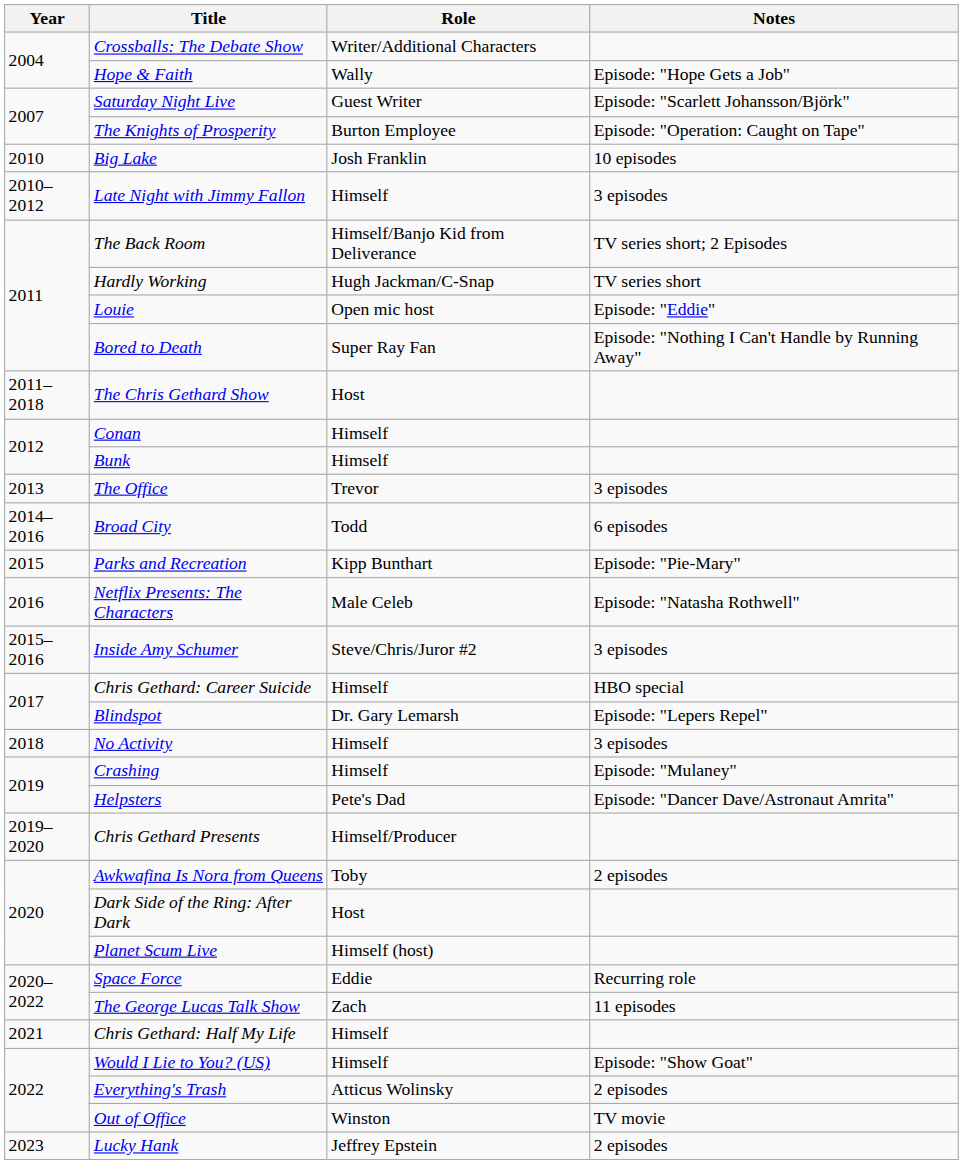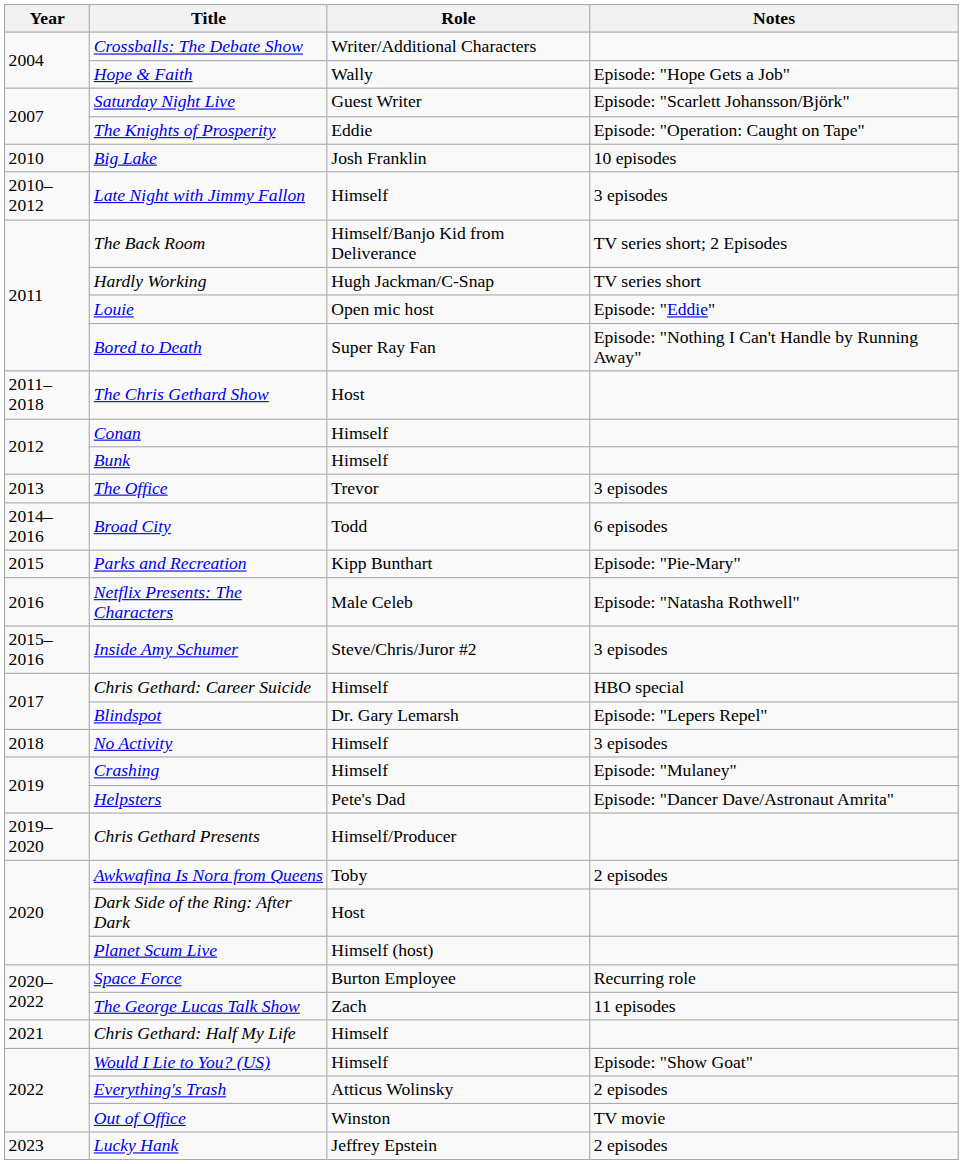(394, 130) Burton Employee -> (352, 130) Eddie
(352, 978) Eddie -> (394, 978) Burton Employee
